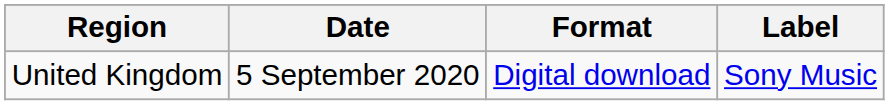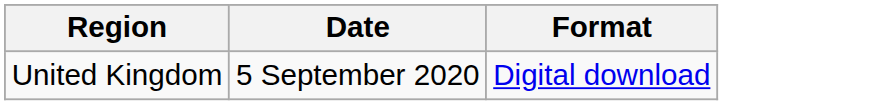- column: (801, 27)
